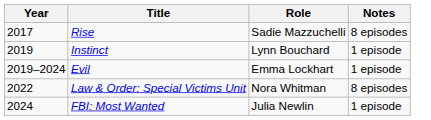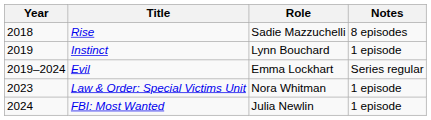(20, 32) 2017 -> (20, 32) 2018
(376, 69) 1 episode -> (387, 69) Series regular
(20, 87) 2022 -> (20, 87) 2023
(379, 87) 8 episodes -> (376, 87) 1 episode
